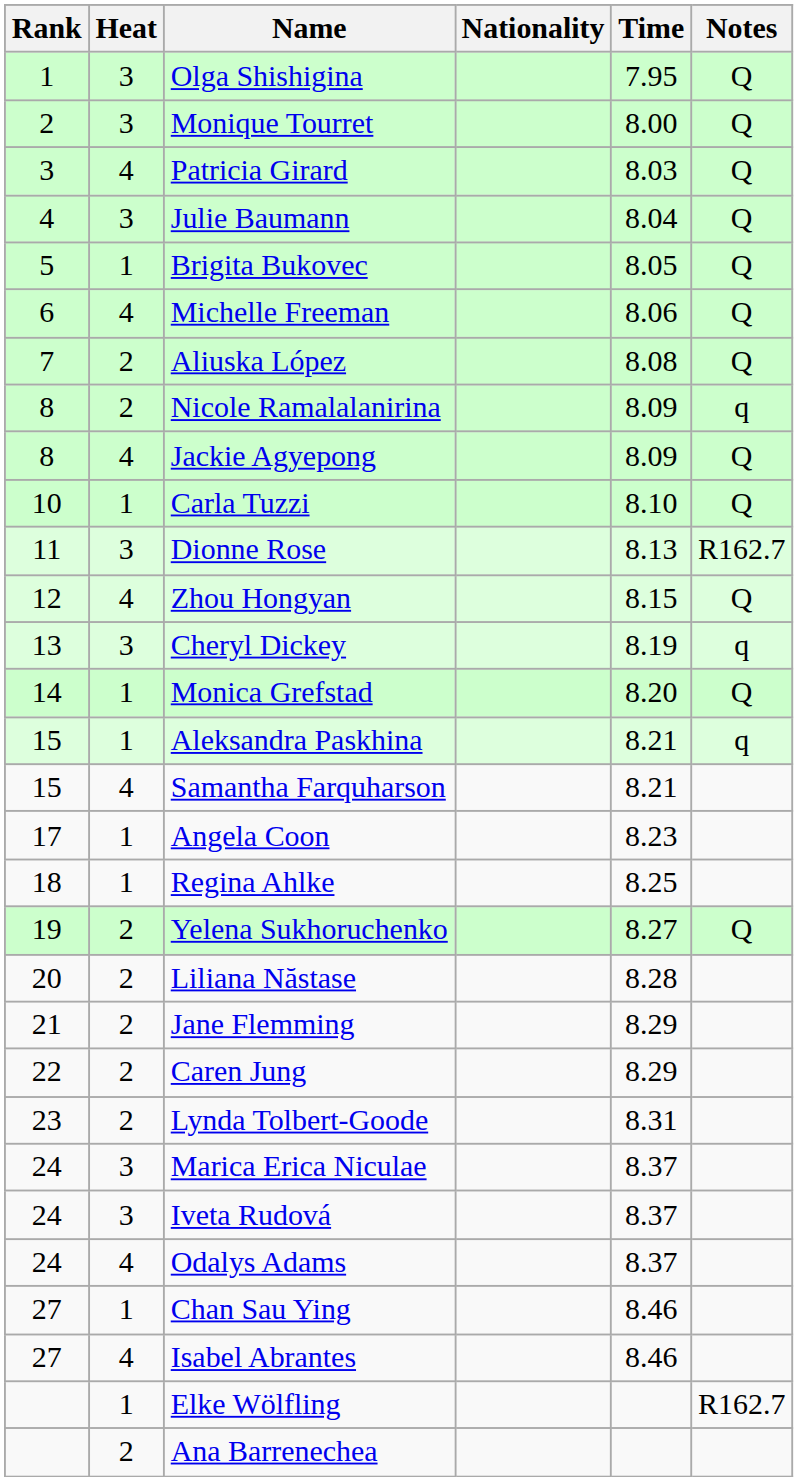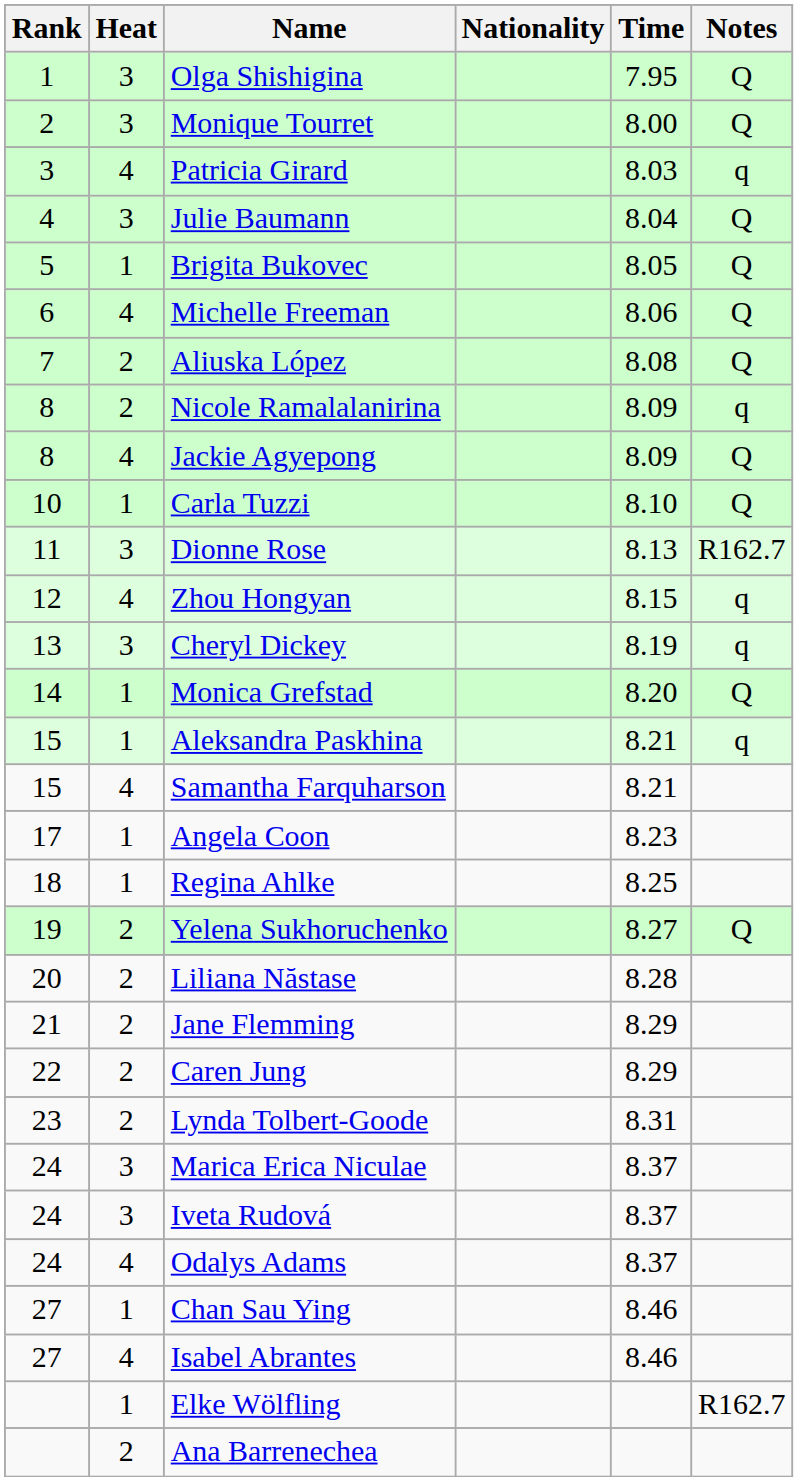(742, 170) Q -> (742, 170) q
(742, 597) Q -> (742, 597) q
